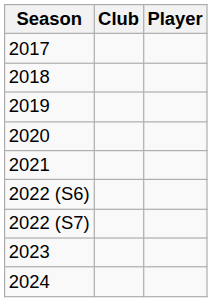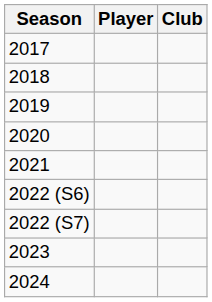columns swapped: (175, 19) <-> (119, 19)
